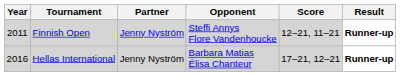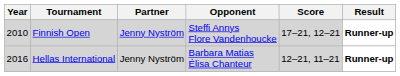(17, 33) 2011 -> (17, 33) 2010
(310, 33) 12–21, 11–21 -> (311, 33) 17–21, 12–21
(311, 59) 17–21, 12–21 -> (310, 59) 12–21, 11–21
